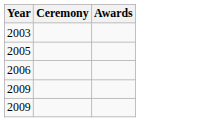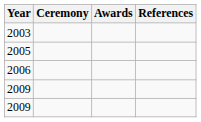+ column: (166, 13)
